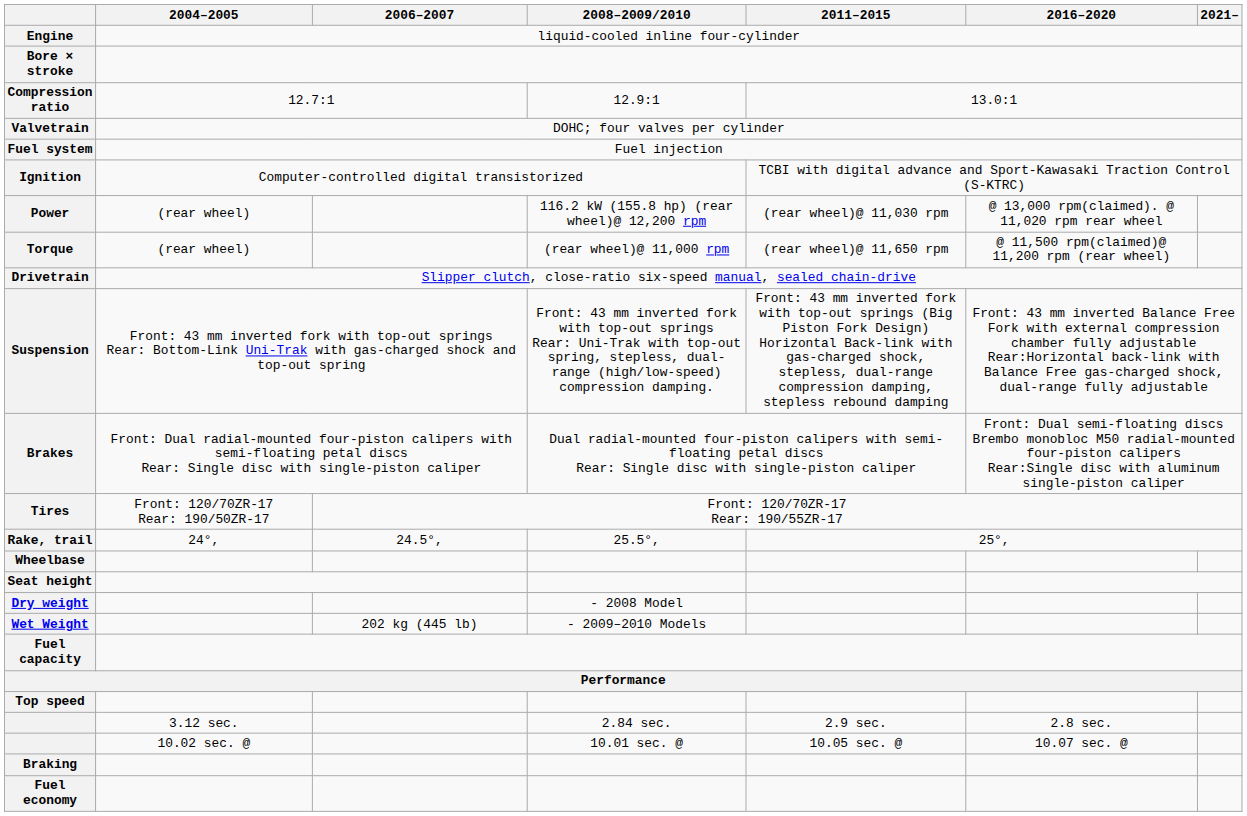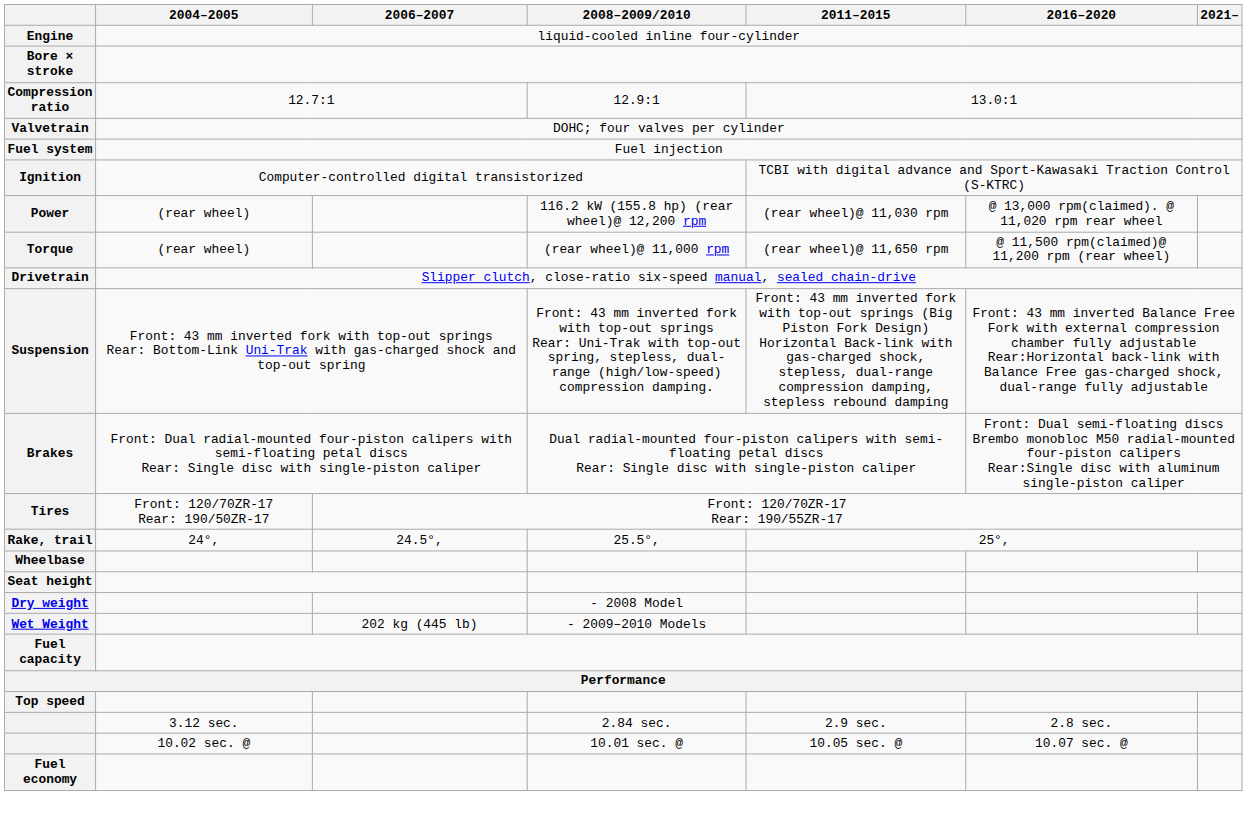- row: (50, 765)
